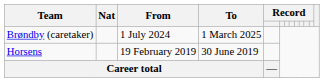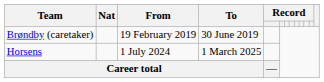(145, 34) 1 July 2024 -> (158, 34) 19 February 2019
(231, 34) 1 March 2025 -> (230, 34) 30 June 2019
(158, 51) 19 February 2019 -> (145, 51) 1 July 2024
(230, 51) 30 June 2019 -> (231, 51) 1 March 2025
